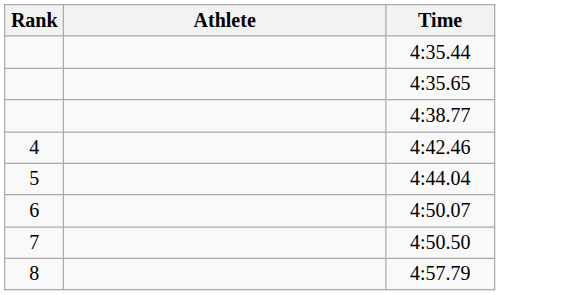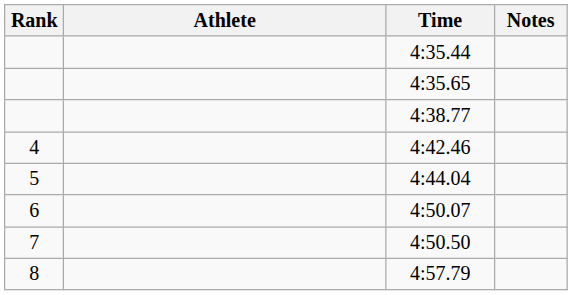+ column: (531, 20)
